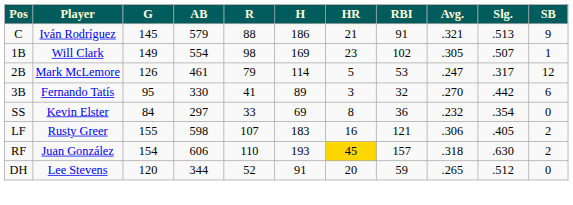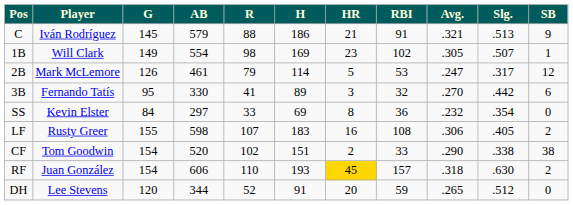(402, 131) 121 -> (402, 131) 108
+ row: (18, 151)
